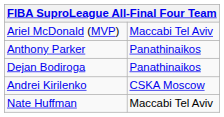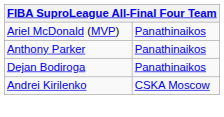(171, 31) Maccabi Tel Aviv -> (170, 31) Panathinaikos
- row: (42, 103)
